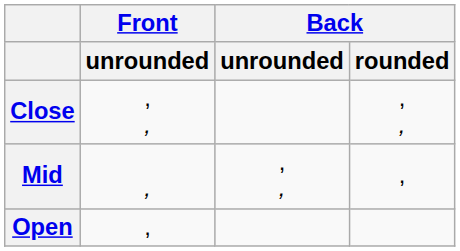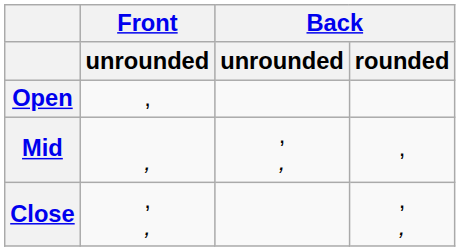rows swapped: (42, 111) <-> (42, 226)
